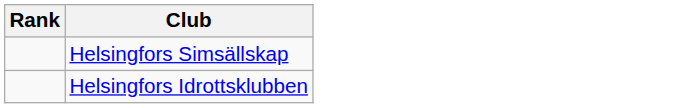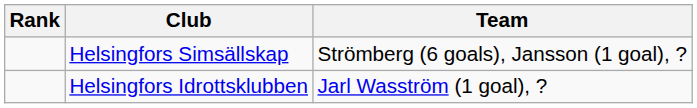+ column: (502, 20)
